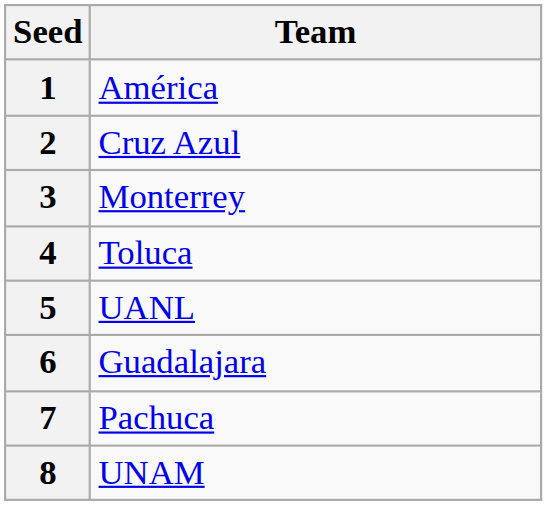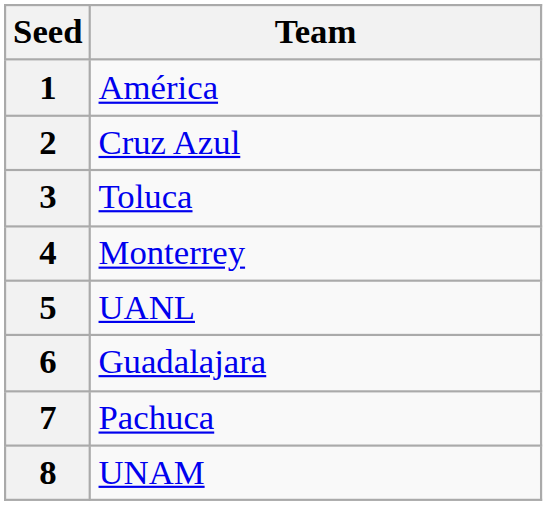(172, 197) Monterrey -> (146, 197) Toluca
(146, 252) Toluca -> (172, 252) Monterrey
